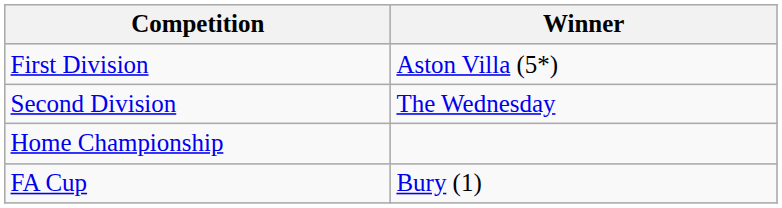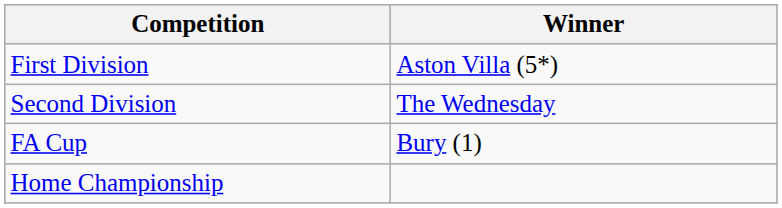rows swapped: (49, 182) <-> (117, 143)
